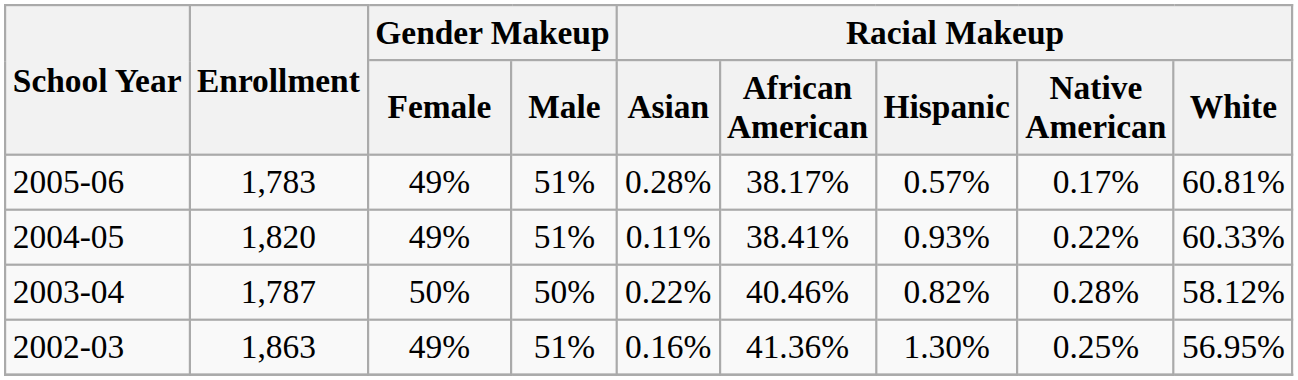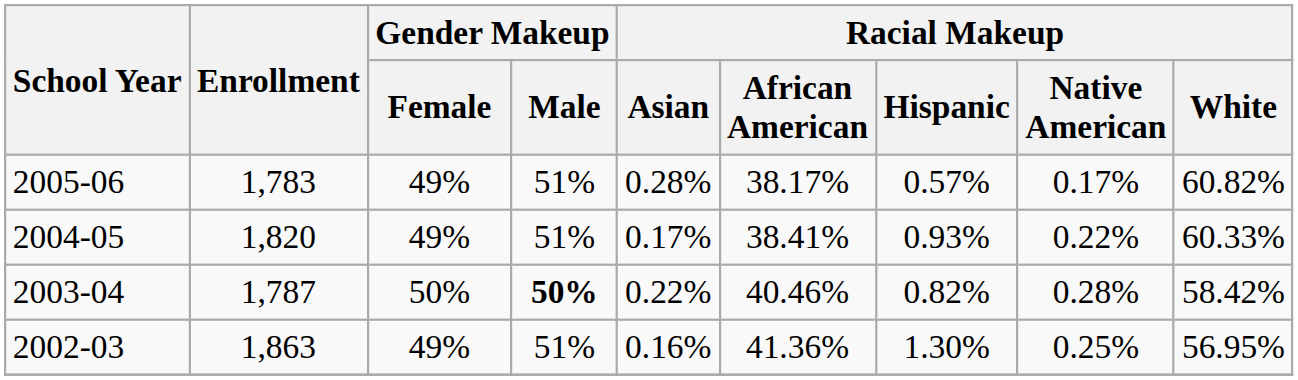(1233, 182) 60.81% -> (1233, 182) 60.82%
(668, 237) 0.11% -> (668, 237) 0.17%
(564, 292) normal -> (564, 292) bold
(1233, 292) 58.12% -> (1233, 292) 58.42%
